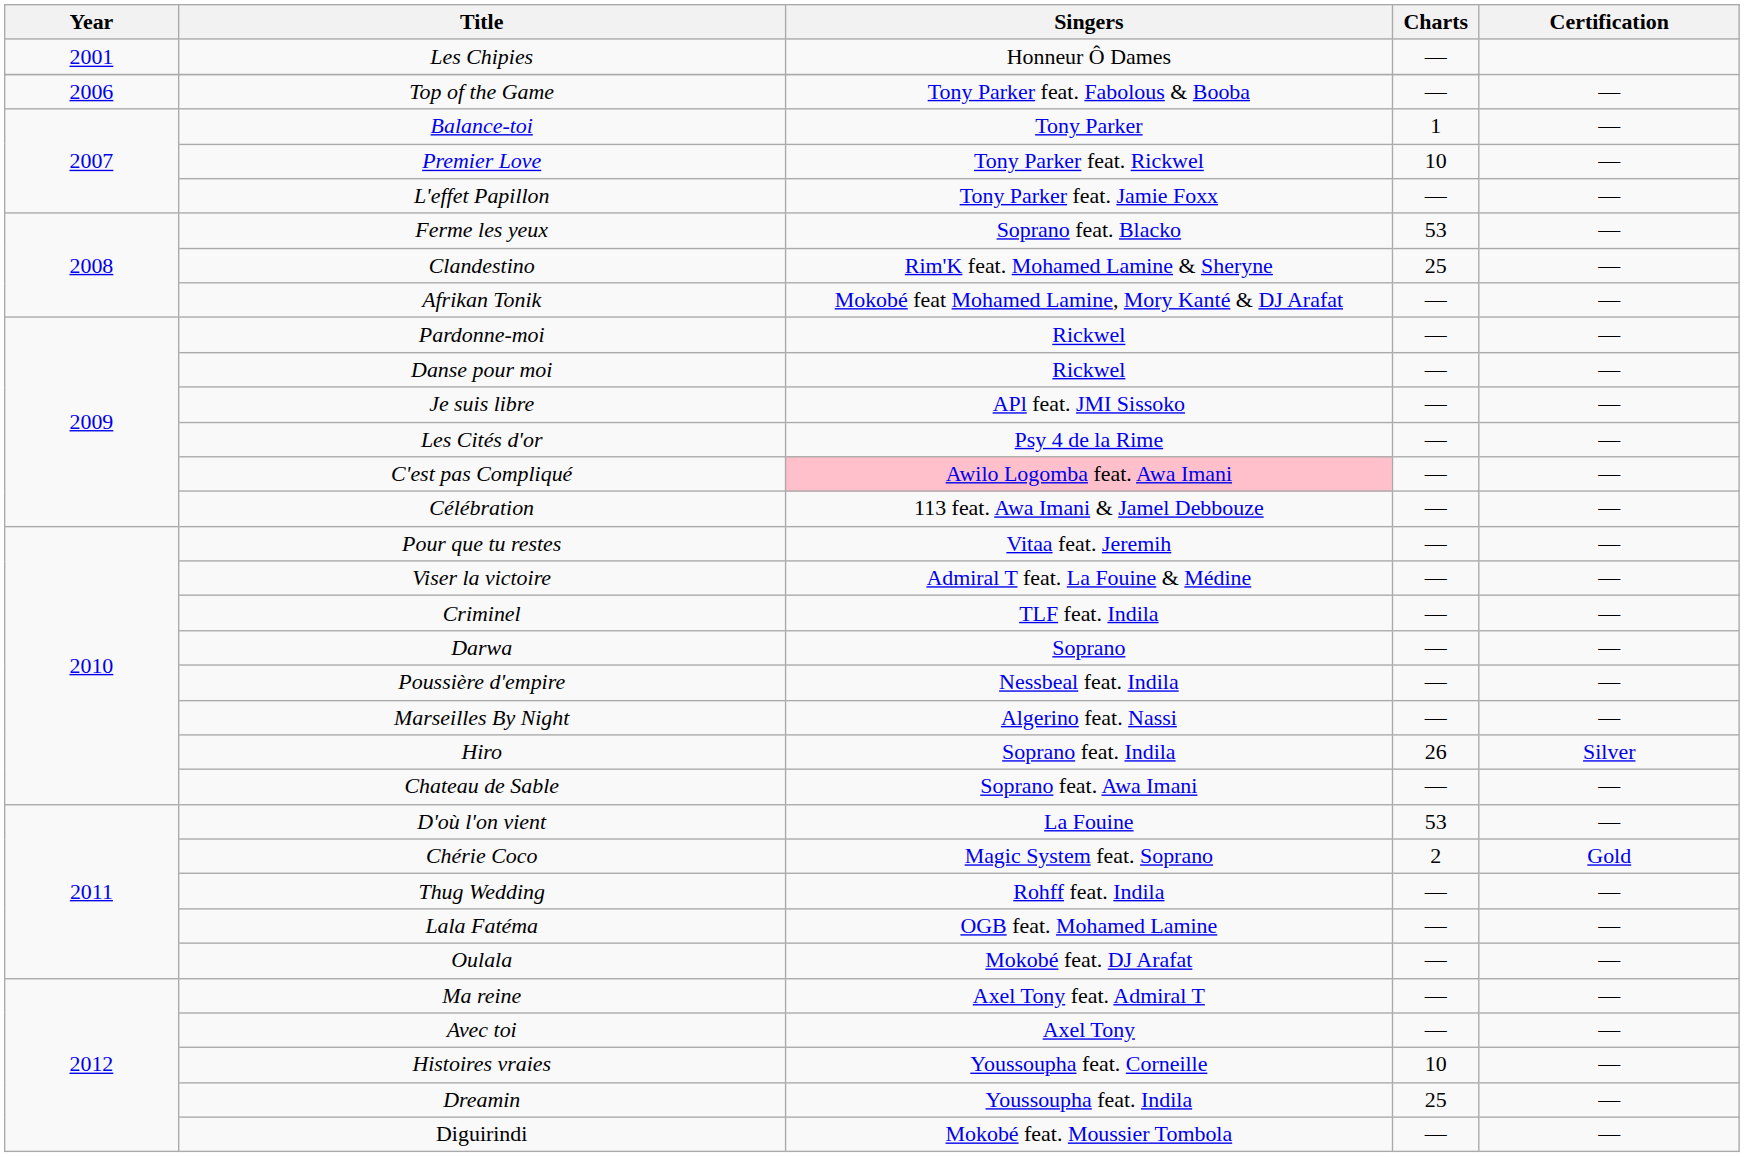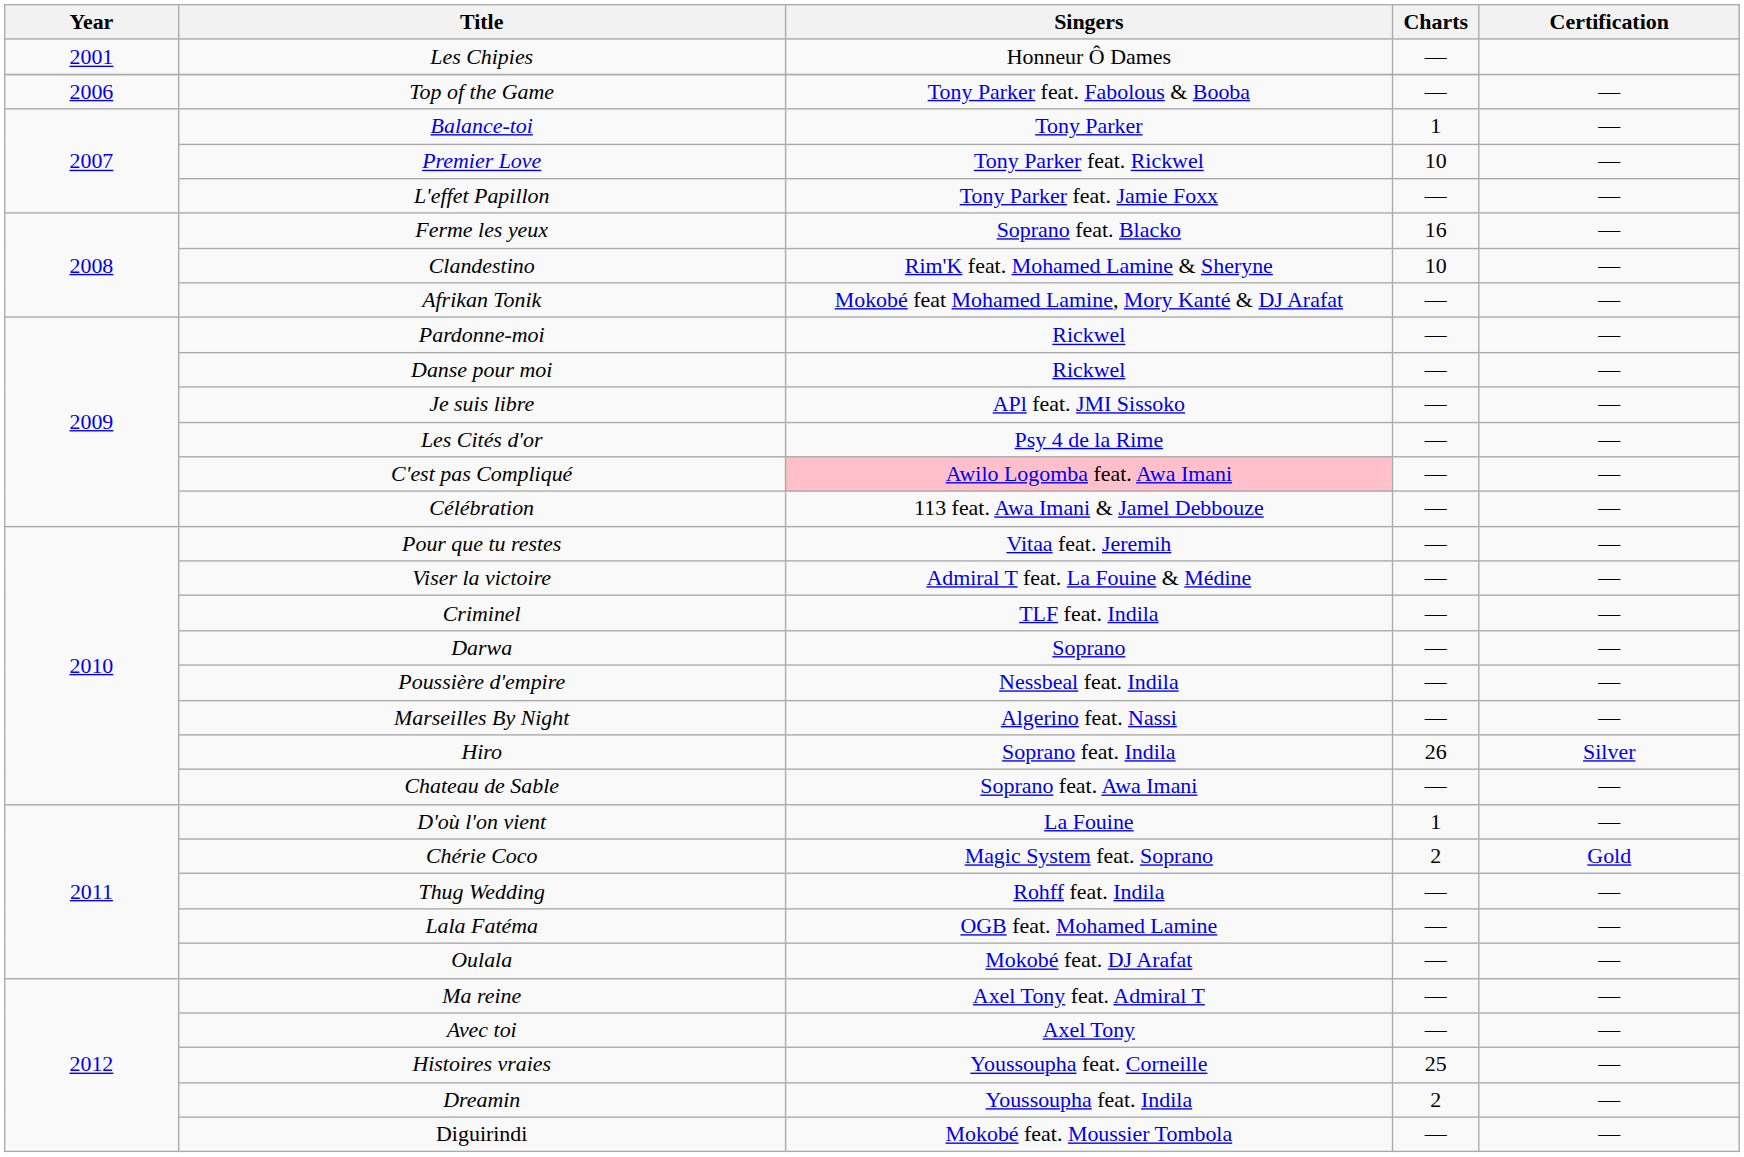(1436, 230) 53 -> (1436, 230) 16
(1436, 265) 25 -> (1436, 265) 10
(1436, 821) 53 -> (1436, 821) 1
(1436, 1064) 10 -> (1436, 1064) 25
(1436, 1099) 25 -> (1436, 1099) 2
